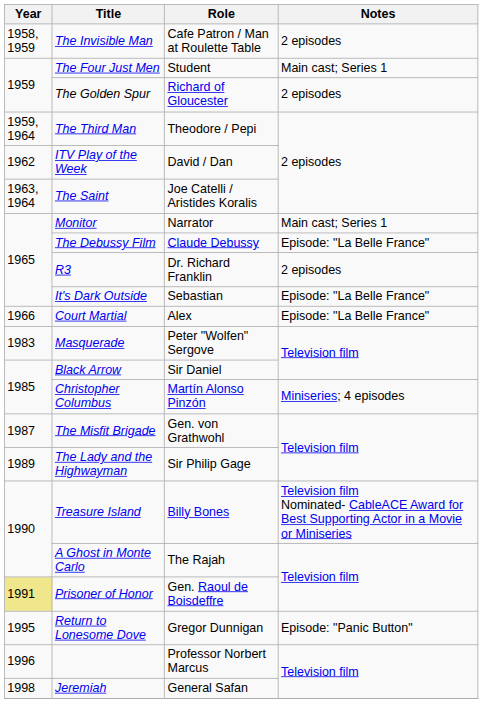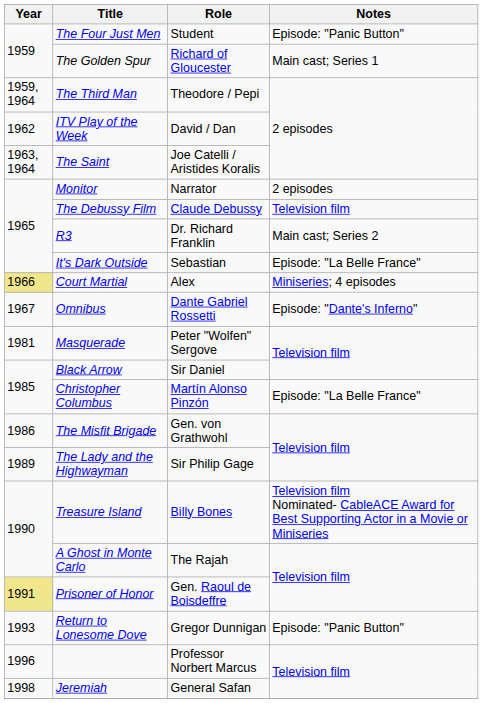- row: (104, 41)
(334, 68) Main cast; Series 1 -> (338, 34) Episode: "Panic Button"
(311, 94) 2 episodes -> (325, 61) Main cast; Series 1
(334, 223) Main cast; Series 1 -> (302, 189) 2 episodes
(355, 242) Episode: "La Belle France" -> (311, 209) Television film
(311, 269) 2 episodes -> (325, 235) Main cast; Series 2
(21, 316) no background -> (21, 282) khaki background
(355, 316) Episode: "La Belle France" -> (334, 282) Miniseries; 4 episodes
+ row: (81, 309)
(21, 343) 1983 -> (21, 343) 1981
(343, 396) Miniseries; 4 episodes -> (346, 396) Episode: "La Belle France"
(21, 430) 1987 -> (21, 430) 1986
(21, 627) 1995 -> (21, 627) 1993
